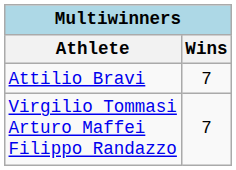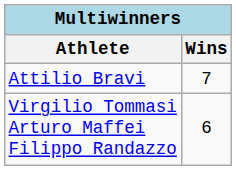(206, 129) 7 -> (206, 129) 6
